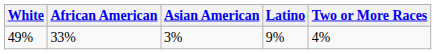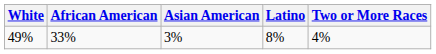(275, 37) 9% -> (275, 37) 8%
